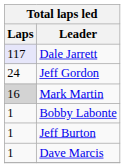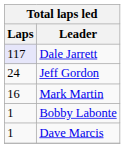(14, 93) lightgrey background -> (14, 93) no background
- row: (68, 133)
